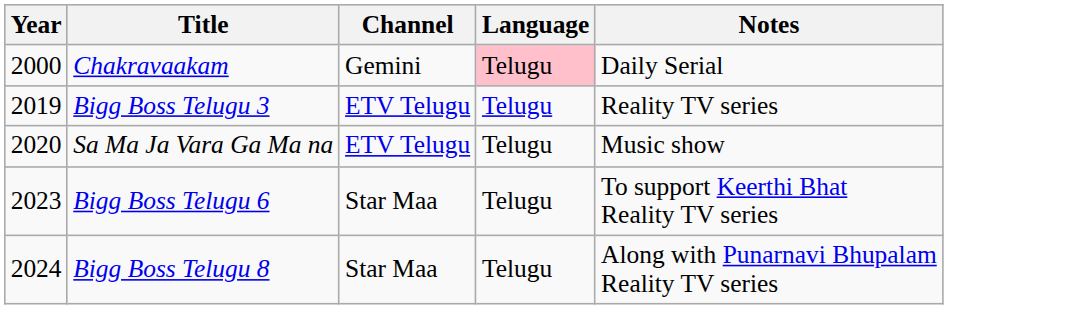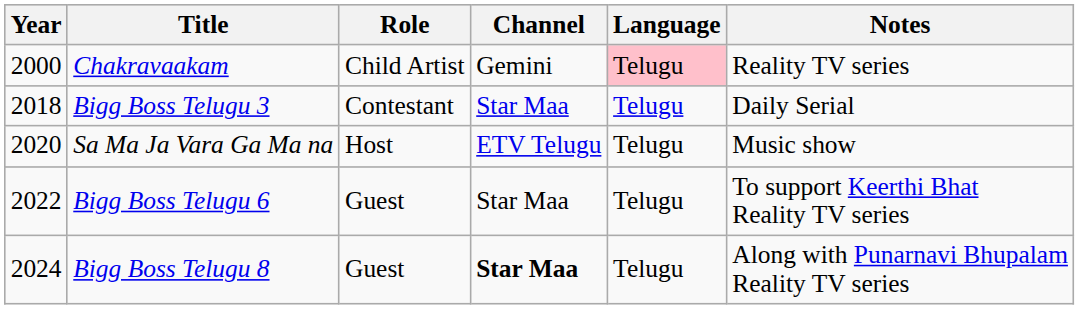+ column: (405, 24)
(662, 65) Daily Serial -> (821, 65) Reality TV series
(36, 105) 2019 -> (36, 105) 2018
(408, 105) ETV Telugu -> (522, 105) Star Maa
(690, 105) Reality TV series -> (793, 105) Daily Serial
(36, 200) 2023 -> (36, 200) 2022
(391, 269) normal -> (527, 269) bold
